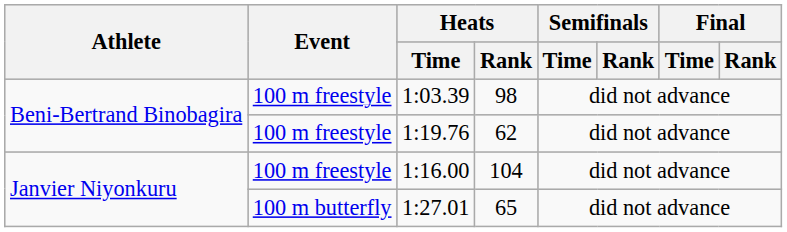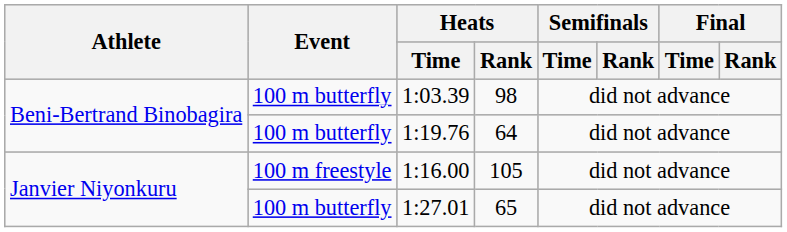(322, 96) 100 m freestyle -> (322, 96) 100 m butterfly
(322, 133) 100 m freestyle -> (322, 133) 100 m butterfly
(506, 133) 62 -> (506, 133) 64
(506, 170) 104 -> (506, 170) 105
